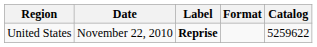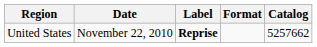(288, 33) 5259622 -> (288, 33) 5257662
